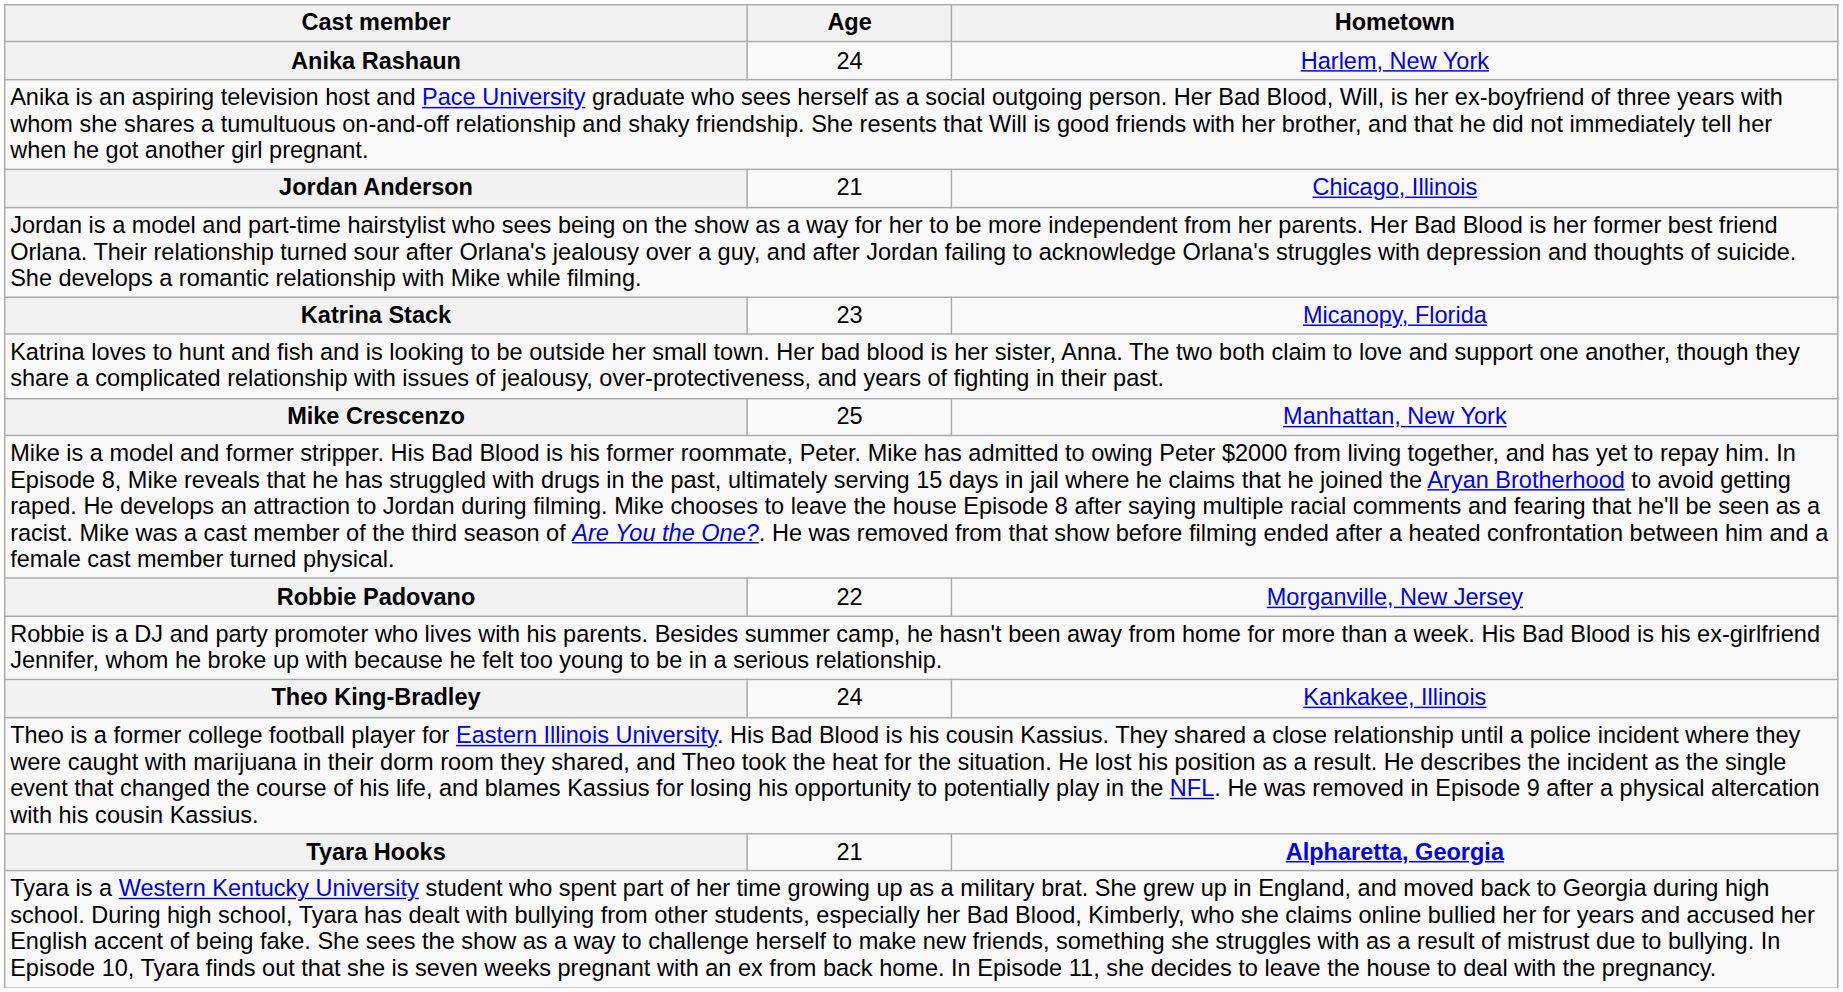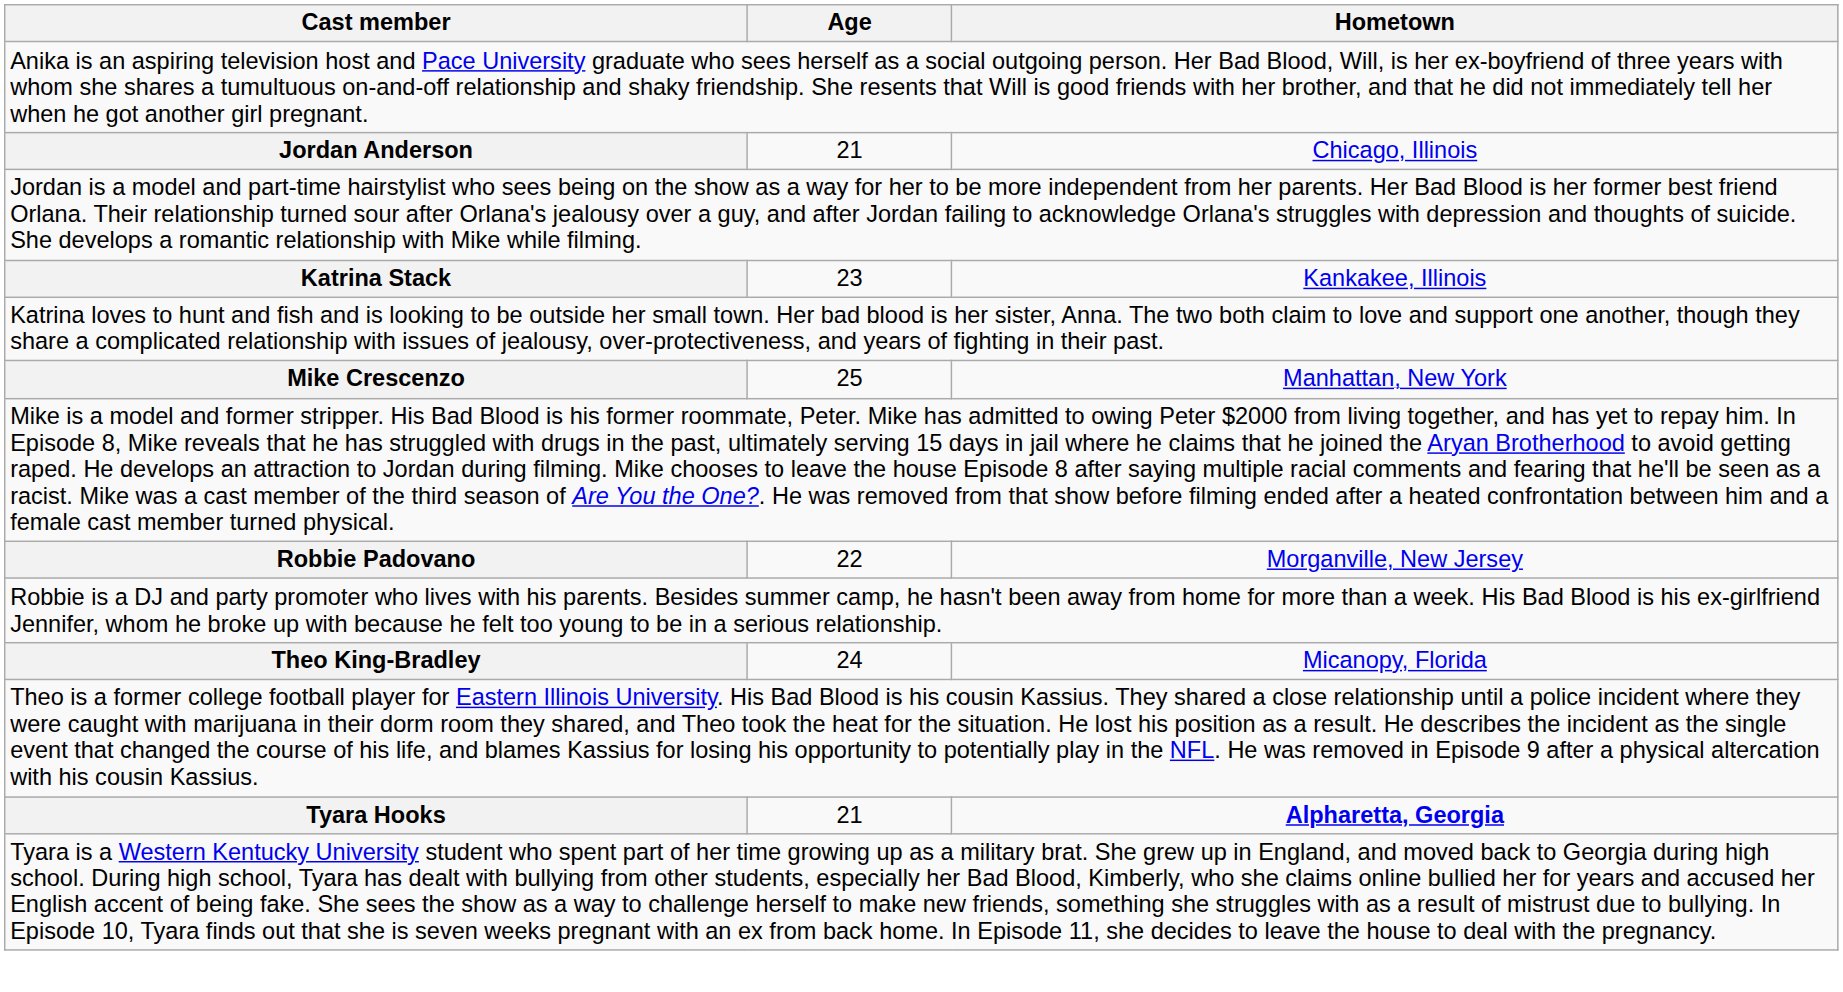- row: (376, 60)
(1395, 315) Micanopy, Florida -> (1395, 278) Kankakee, Illinois
(1395, 698) Kankakee, Illinois -> (1395, 660) Micanopy, Florida
